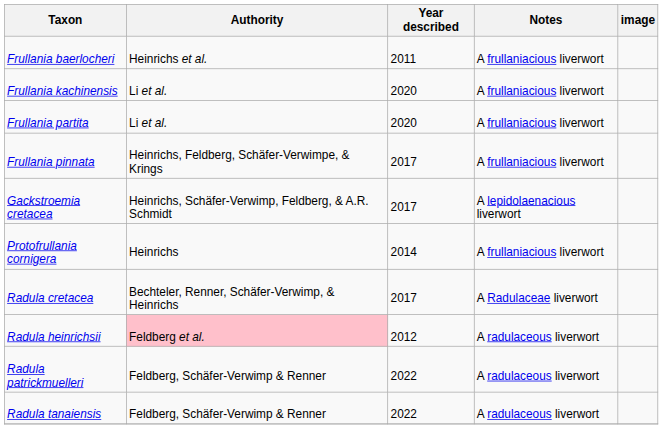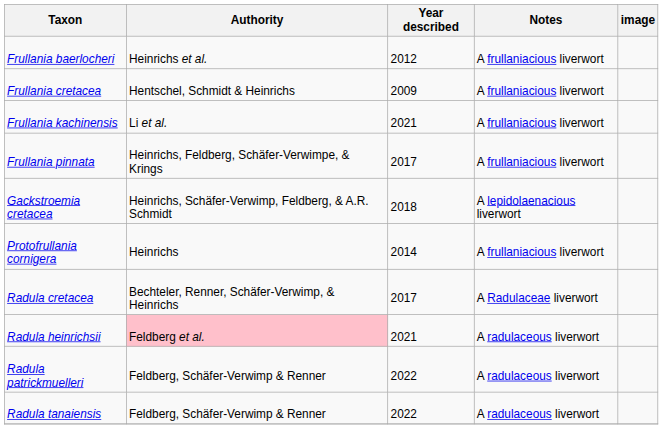(403, 59) 2011 -> (404, 59) 2012
+ row: (54, 91)
(404, 91) 2020 -> (404, 123) 2021
- row: (48, 123)
(404, 207) 2017 -> (404, 207) 2018
(404, 337) 2012 -> (404, 337) 2021
